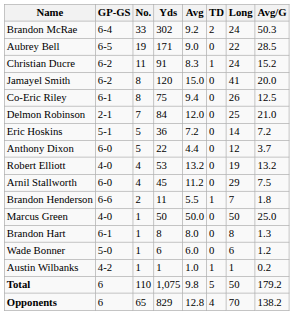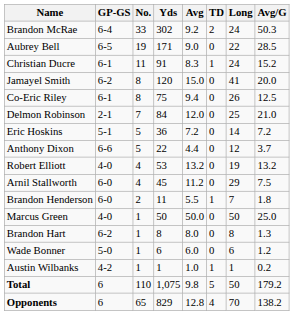(105, 64) 6-2 -> (105, 64) 6-1
(105, 149) 6-0 -> (105, 149) 6-6
(105, 200) 6-6 -> (105, 200) 6-0
(105, 234) 6-1 -> (105, 234) 6-2
